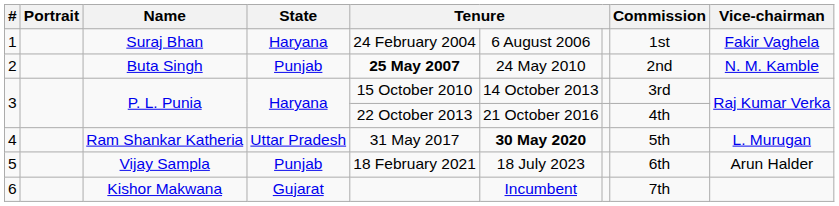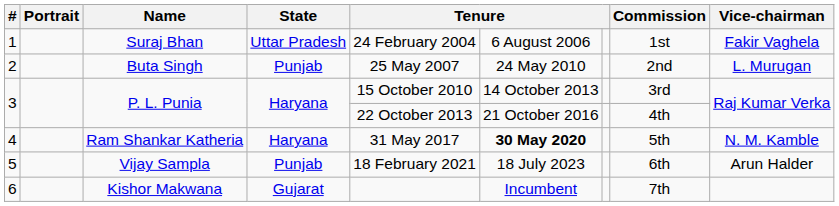(298, 41) Haryana -> (298, 41) Uttar Pradesh
(415, 66) bold -> (415, 66) normal
(772, 66) N. M. Kamble -> (772, 66) L. Murugan
(298, 139) Uttar Pradesh -> (298, 139) Haryana
(772, 139) L. Murugan -> (772, 139) N. M. Kamble
